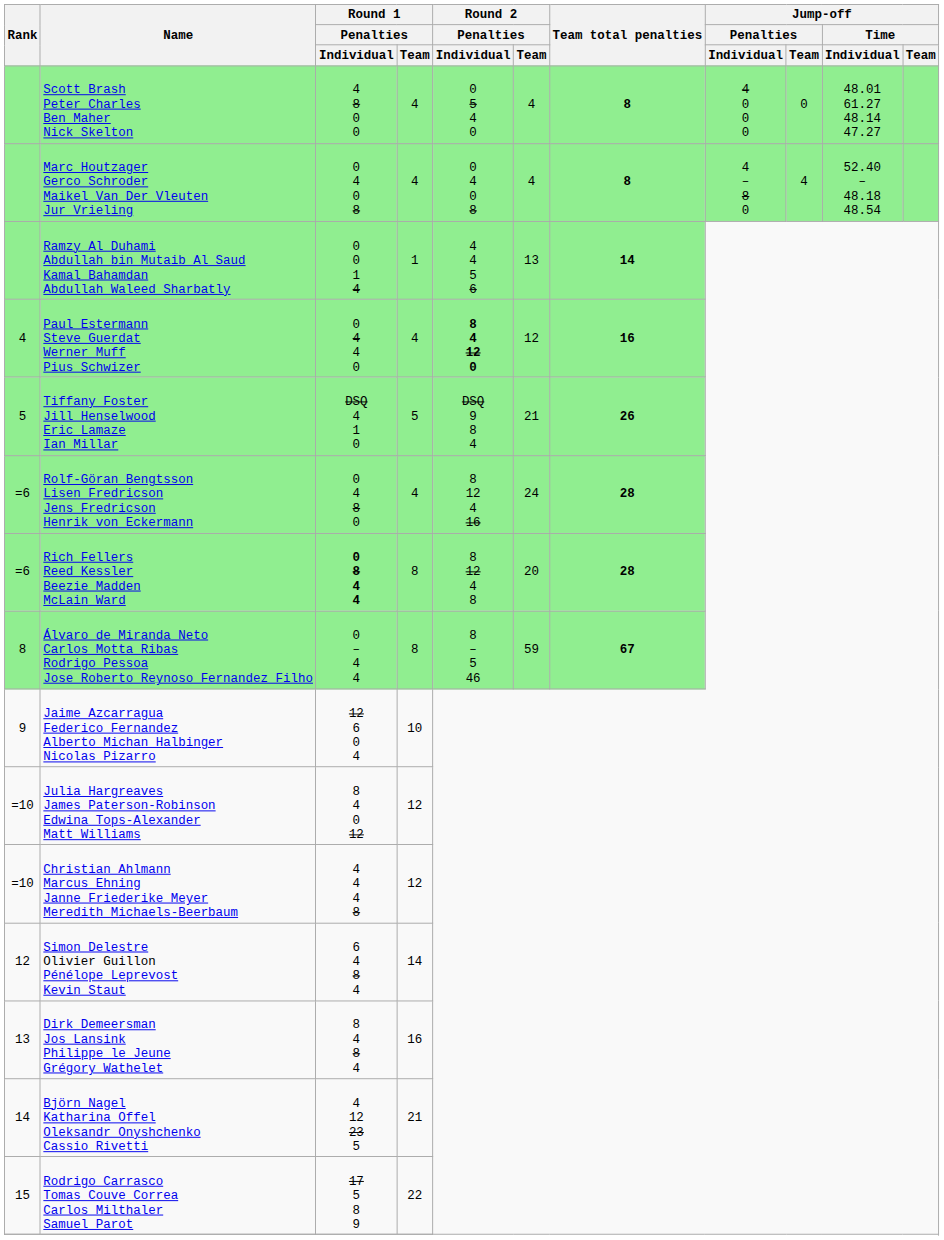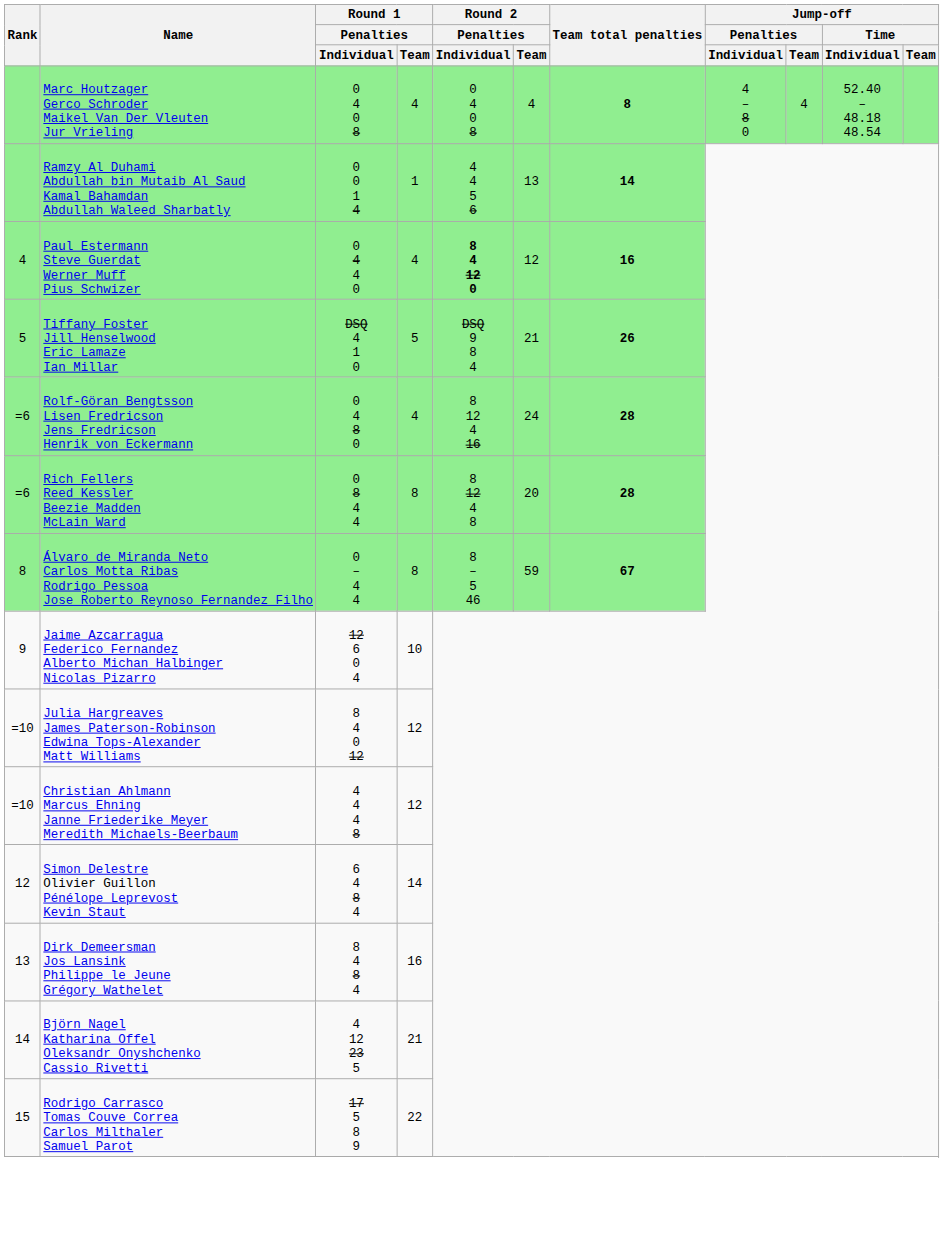- row: (92, 112)
(356, 579) bold -> (356, 501) normal
